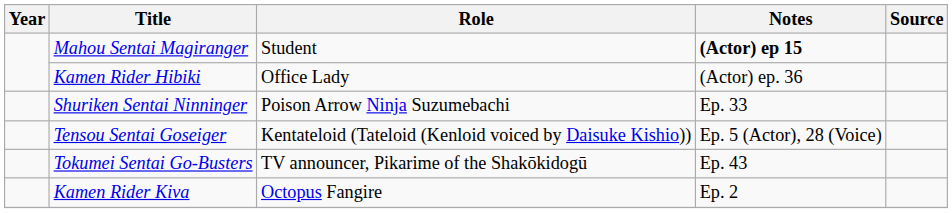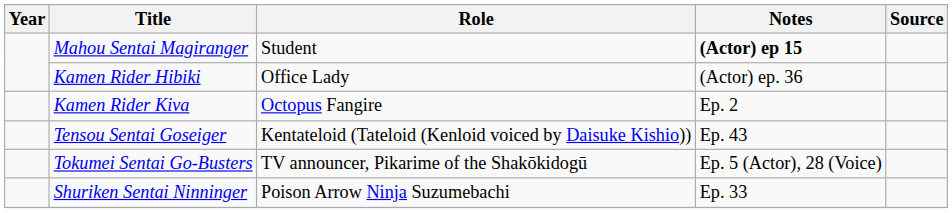rows swapped: (122, 192) <-> (150, 105)
(791, 134) Ep. 5 (Actor), 28 (Voice) -> (724, 134) Ep. 43
(724, 163) Ep. 43 -> (791, 163) Ep. 5 (Actor), 28 (Voice)
